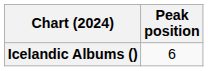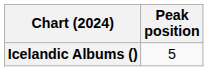(172, 54) 6 -> (172, 54) 5
